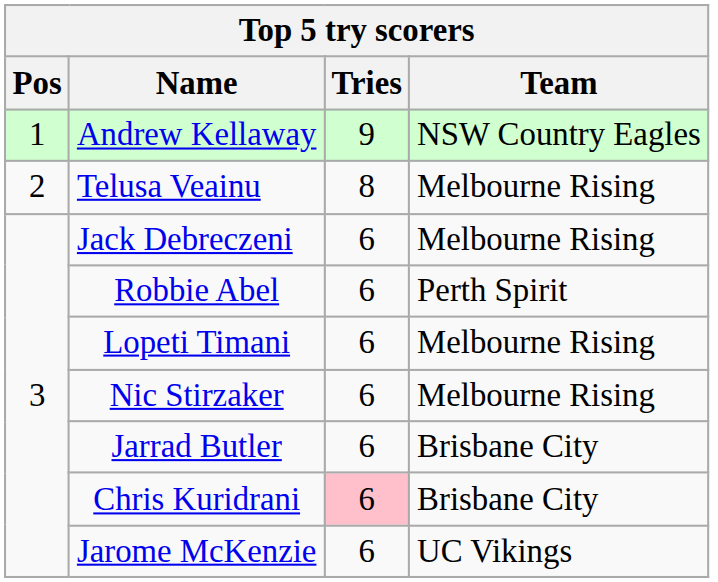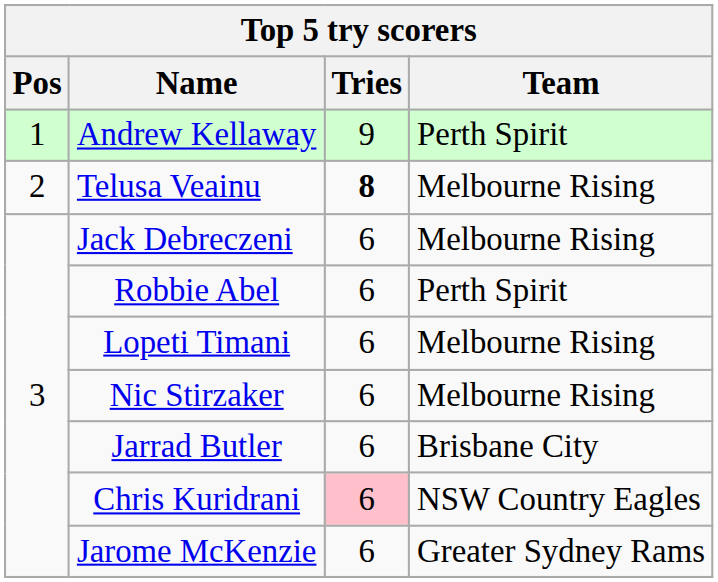(559, 134) NSW Country Eagles -> (492, 134) Perth Spirit
(367, 186) normal -> (367, 186) bold
(508, 498) Brisbane City -> (559, 498) NSW Country Eagles
(495, 550) UC Vikings -> (561, 550) Greater Sydney Rams
